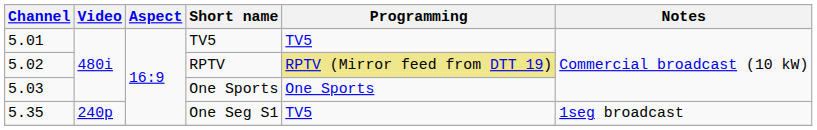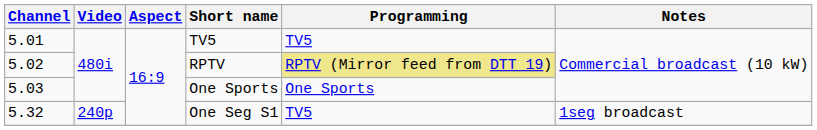(26, 113) 5.35 -> (26, 113) 5.32
